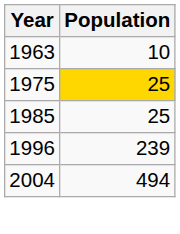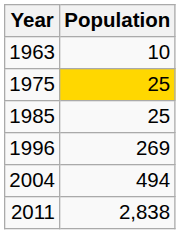(153, 148) 239 -> (153, 148) 269
+ row: (33, 212)
